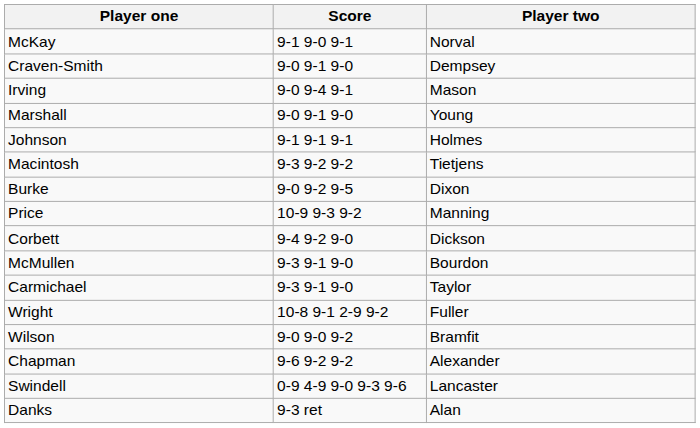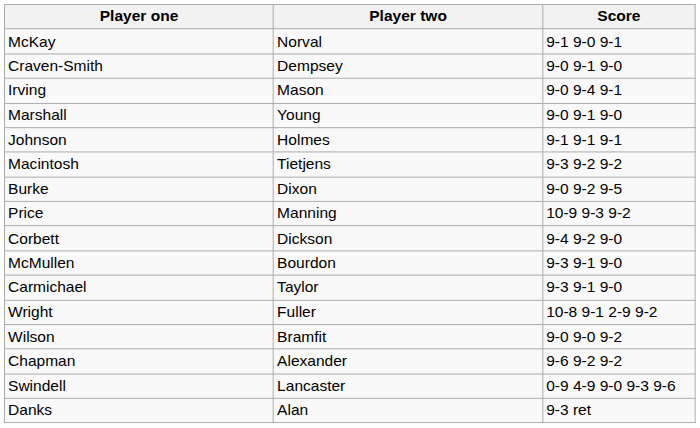columns swapped: (561, 16) <-> (350, 16)
